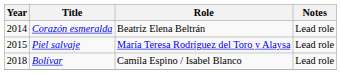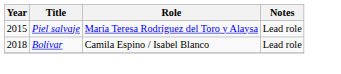- row: (72, 28)
